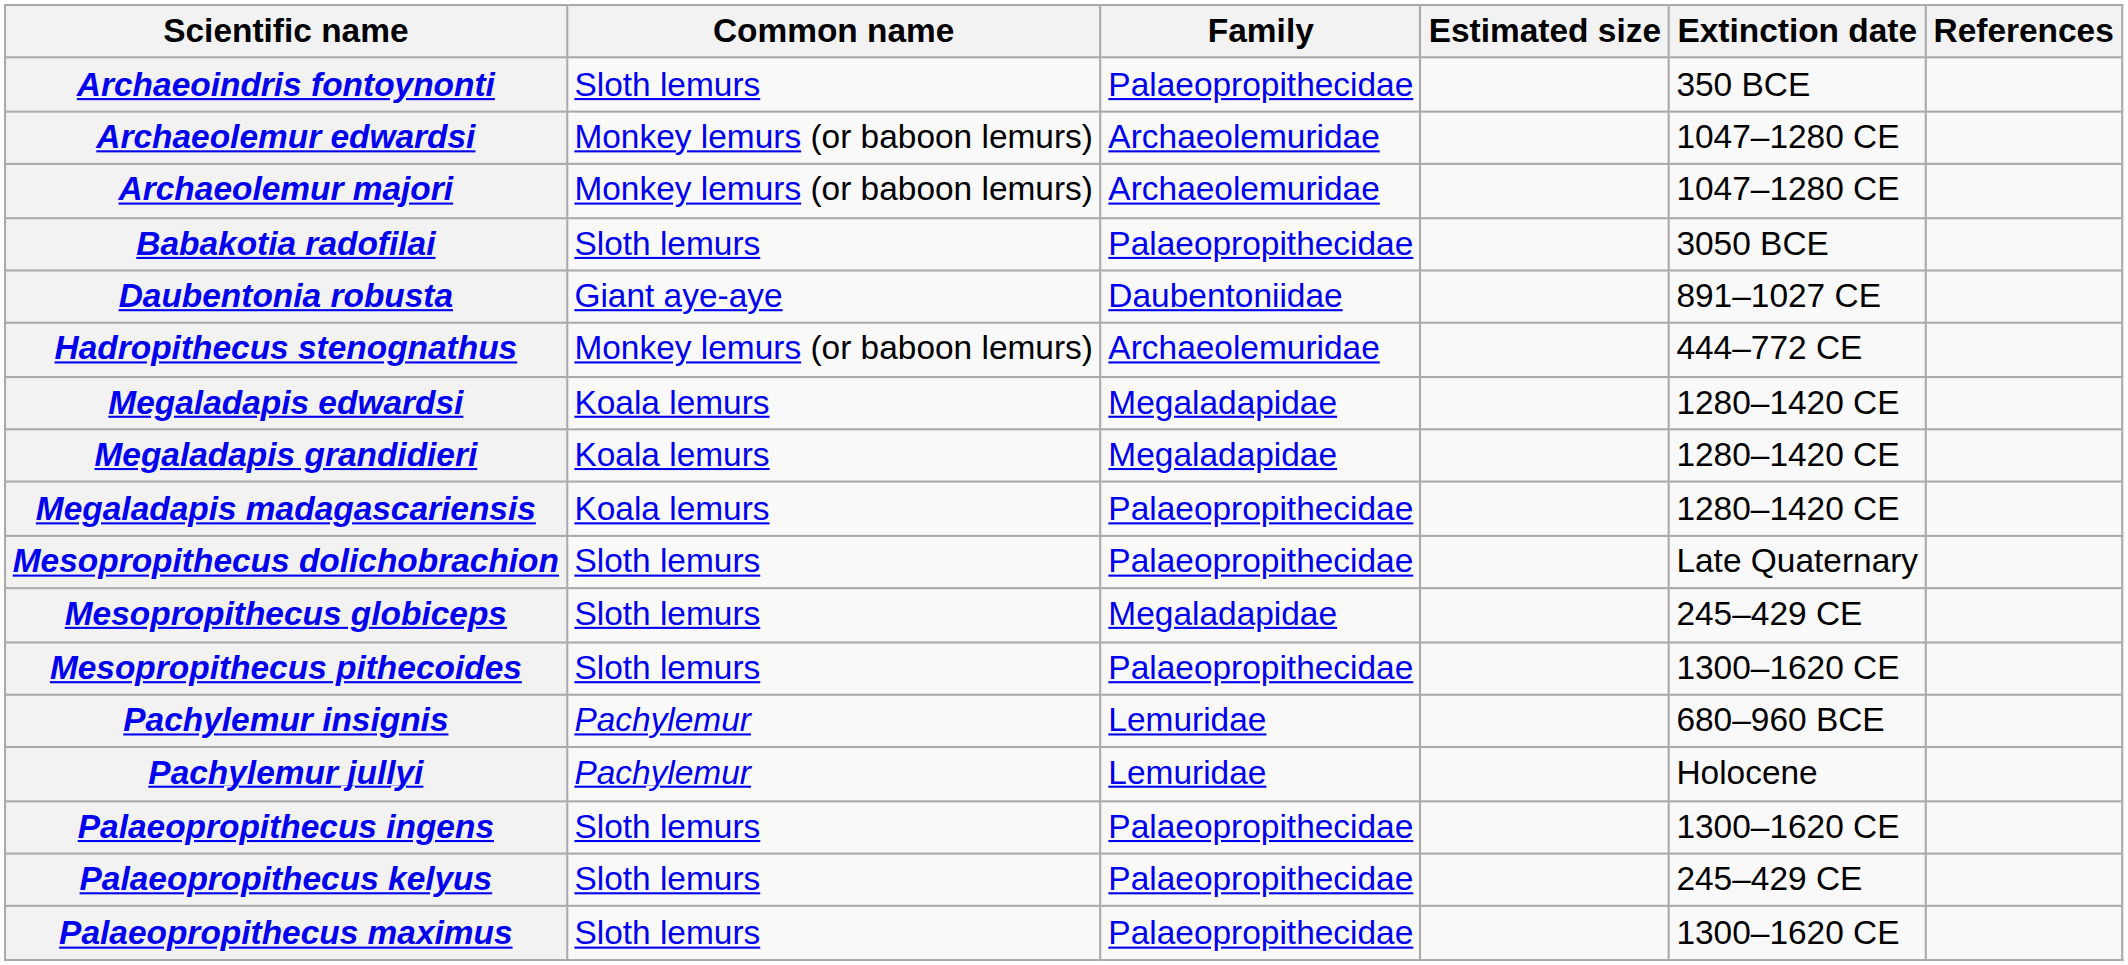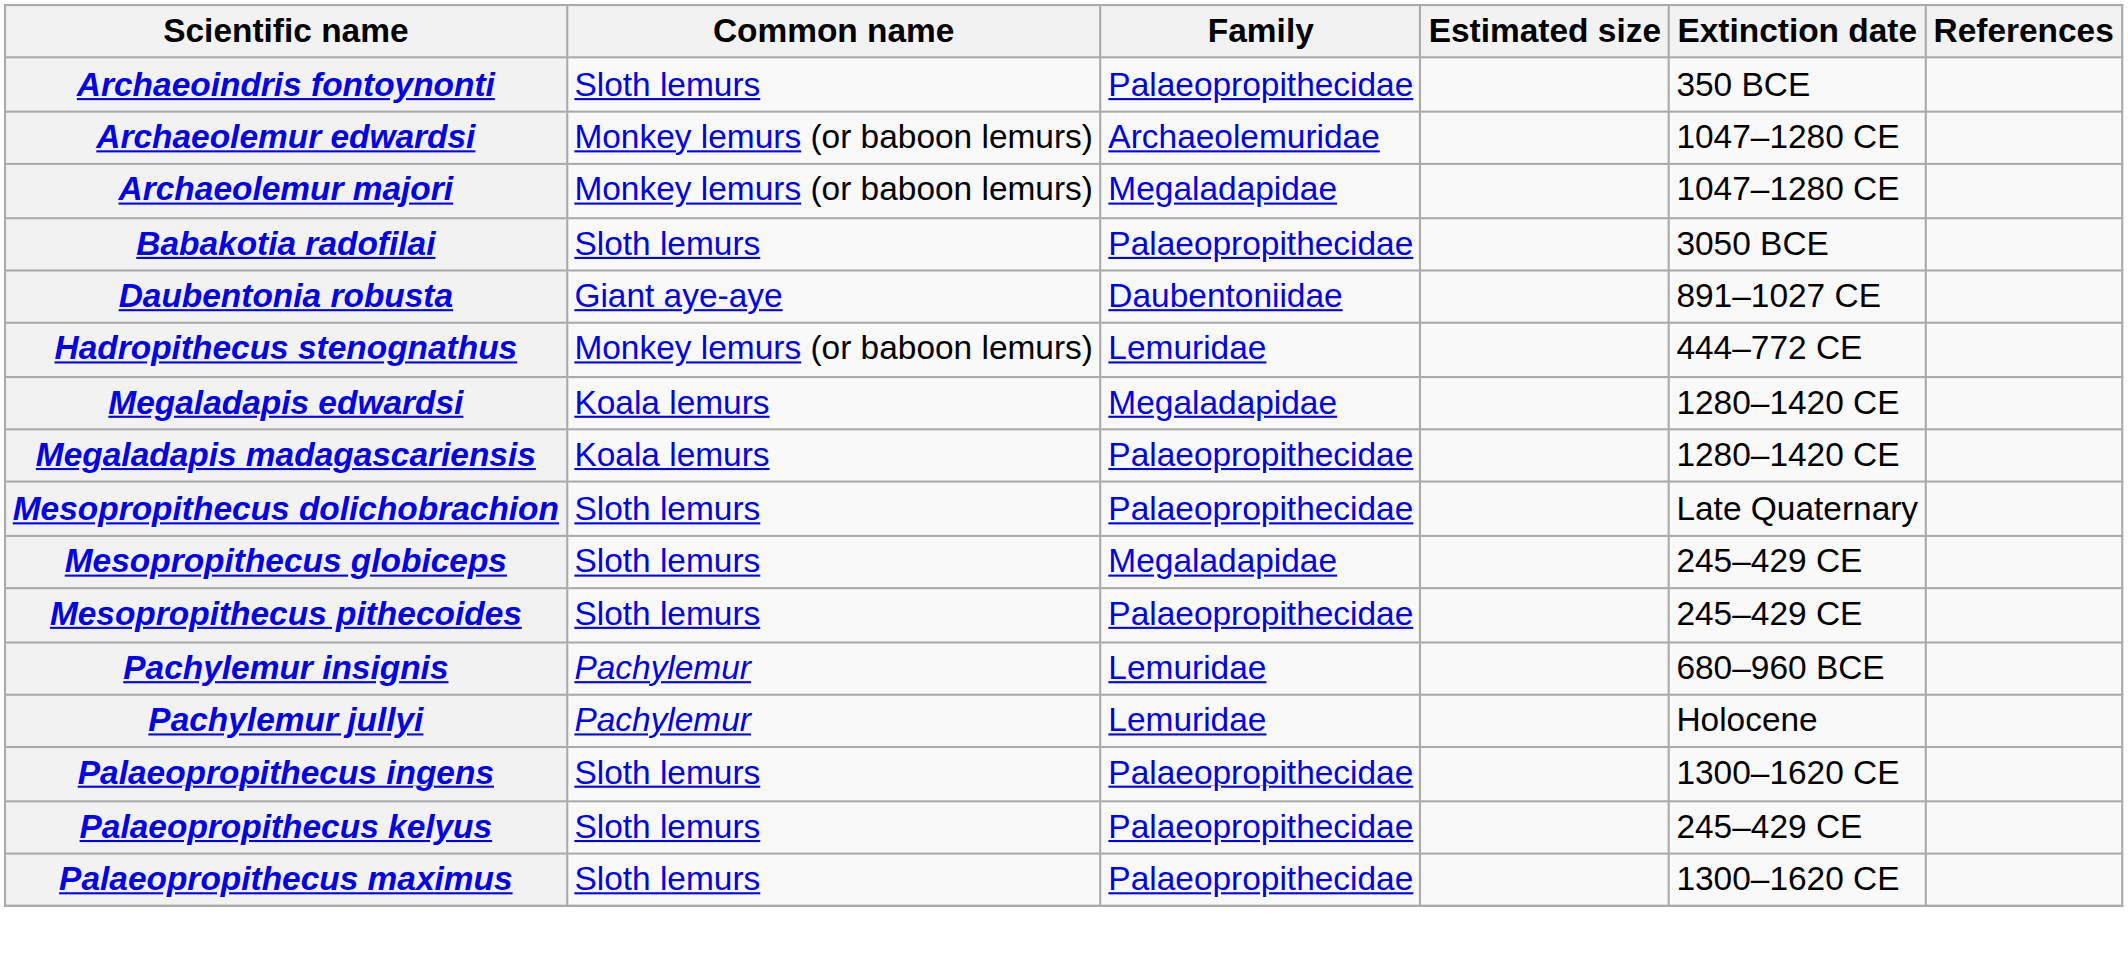(1244, 190) Archaeolemuridae -> (1223, 190) Megaladapidae
(1244, 349) Archaeolemuridae -> (1187, 349) Lemuridae
- row: (286, 455)
(1788, 667) 1300–1620 CE -> (1769, 614) 245–429 CE
